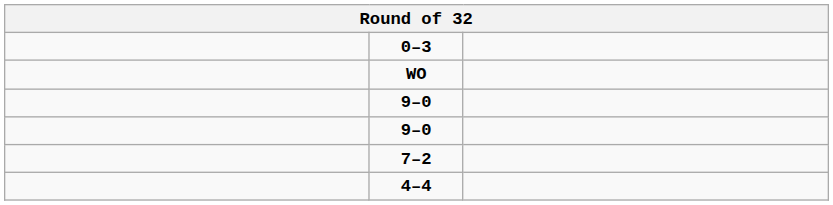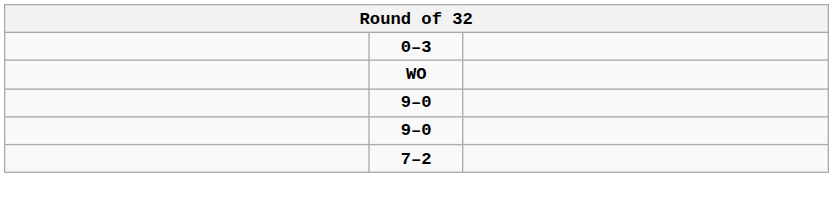- row: (187, 186)
